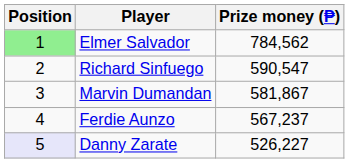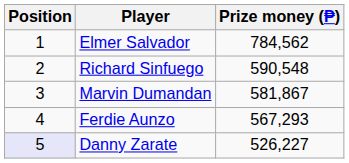(40, 42) lightgreen background -> (40, 42) no background
(280, 68) 590,547 -> (280, 68) 590,548
(280, 119) 567,237 -> (280, 119) 567,293
